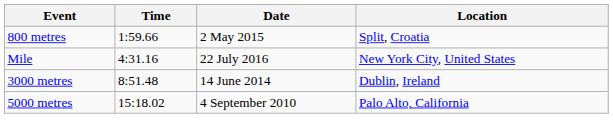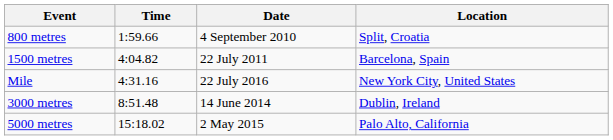(232, 37) 2 May 2015 -> (248, 37) 4 September 2010
+ row: (40, 59)
(248, 102) 4 September 2010 -> (232, 124) 2 May 2015
